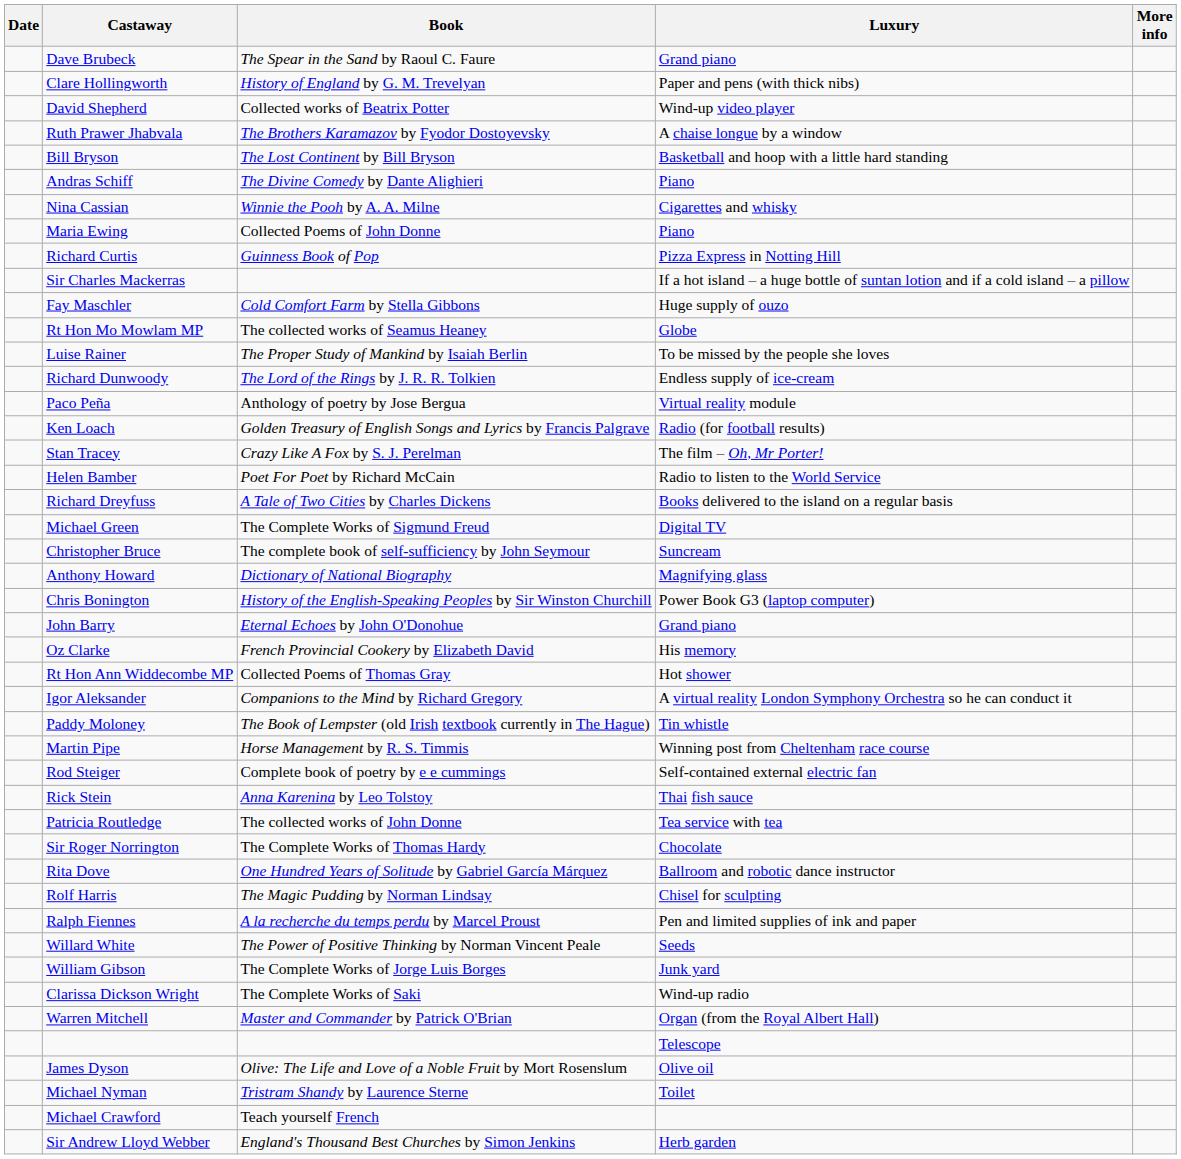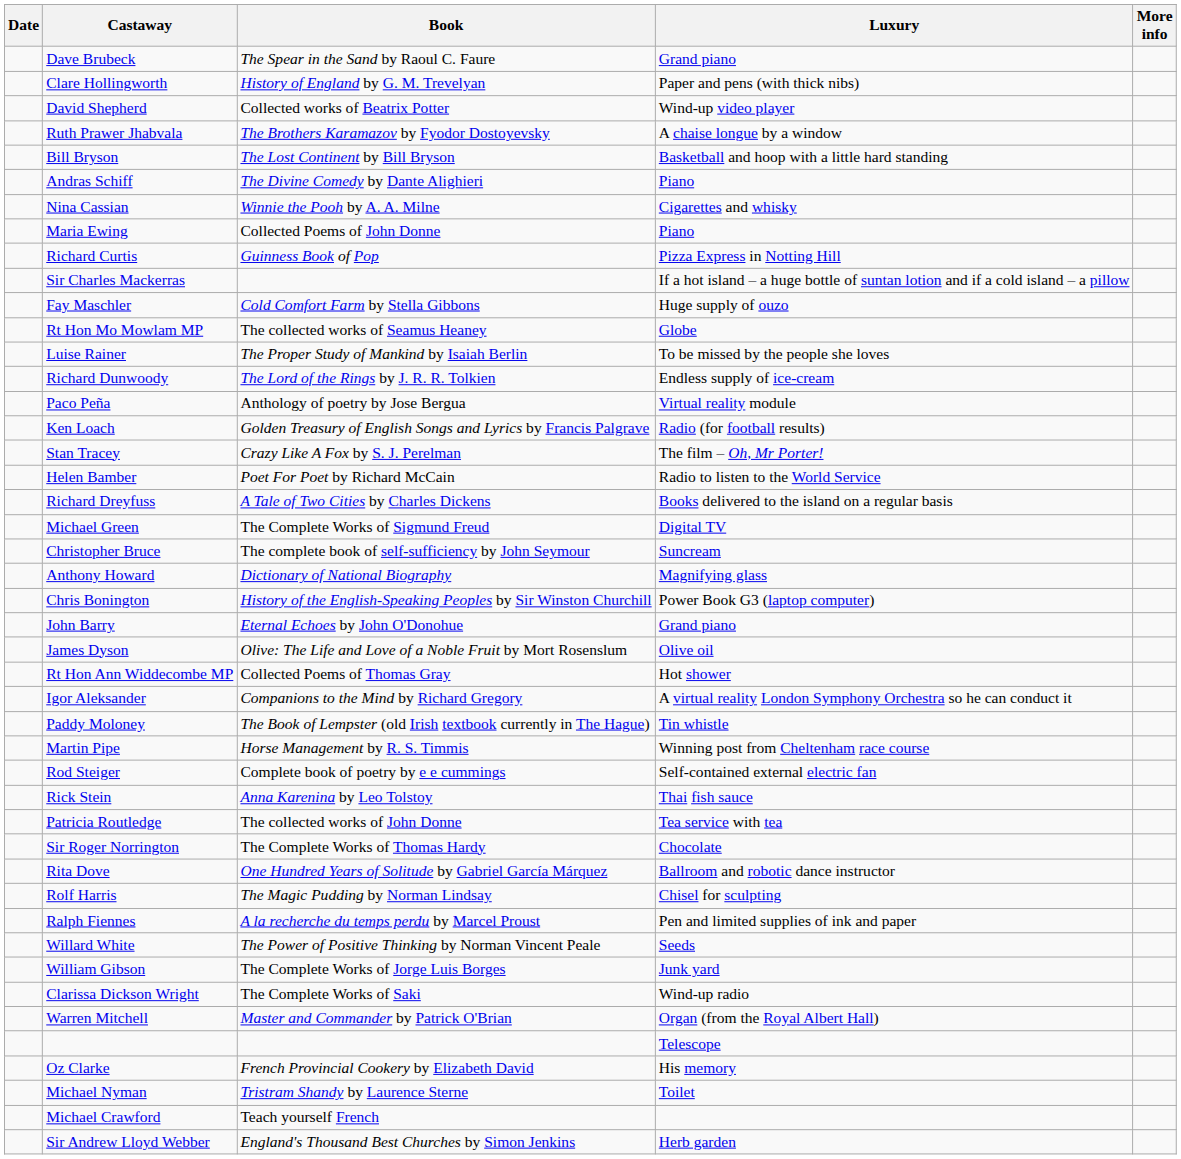rows swapped: (87, 1068) <-> (78, 649)
